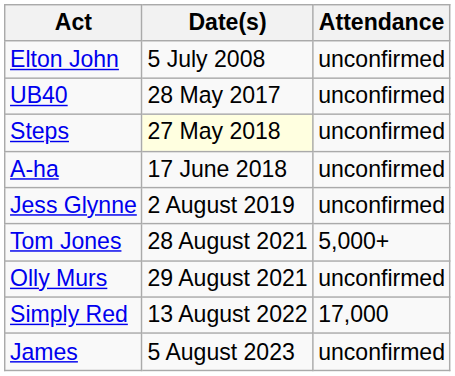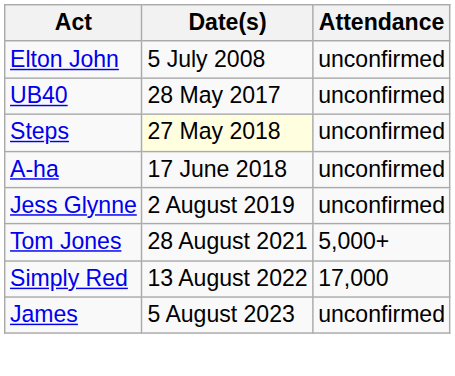- row: (59, 278)
